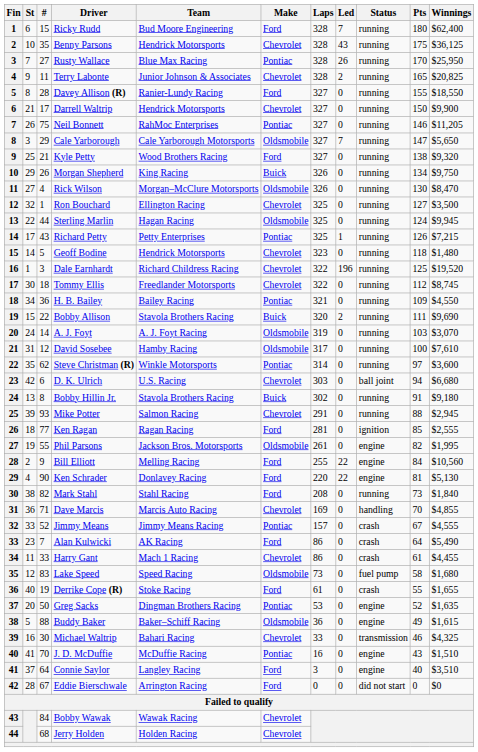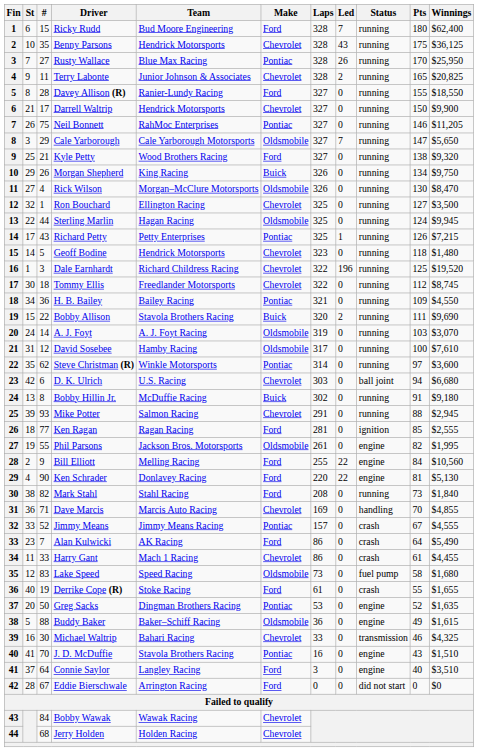(186, 397) Stavola Brothers Racing -> (173, 397) McDuffie Racing
(173, 654) McDuffie Racing -> (186, 654) Stavola Brothers Racing
